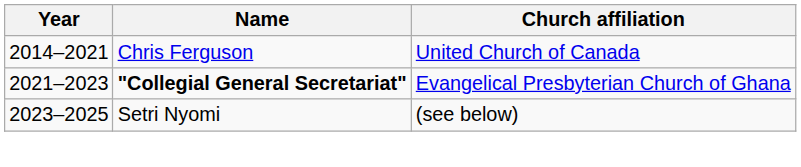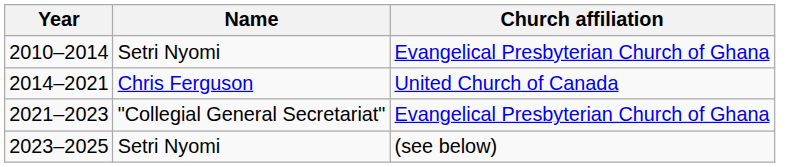+ row: (59, 51)
(262, 83) bold -> (252, 114) normal
